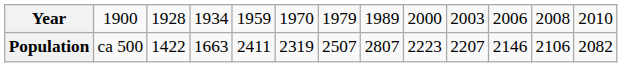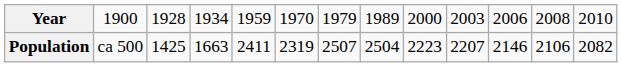(168, 46) 1422 -> (168, 46) 1425
(382, 46) 2807 -> (382, 46) 2504
